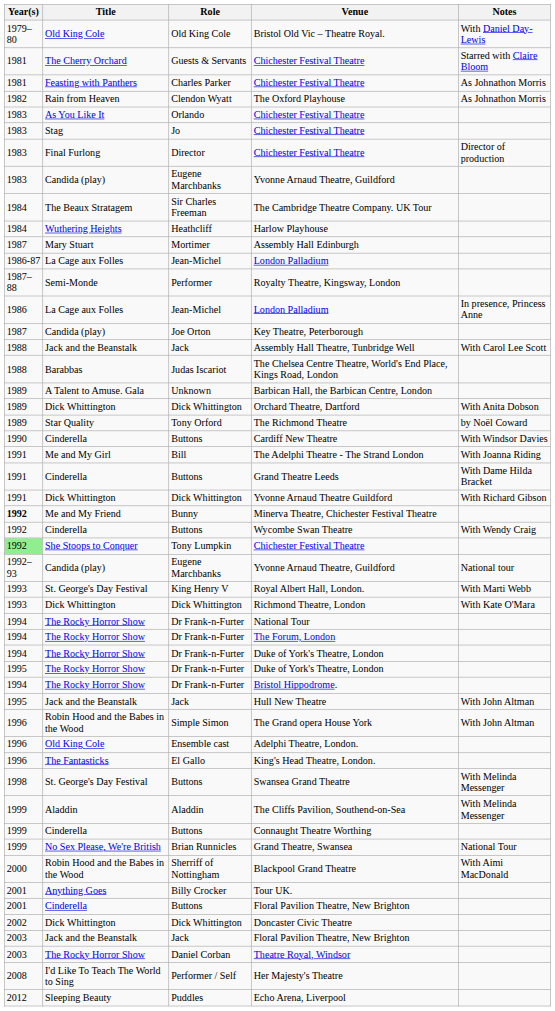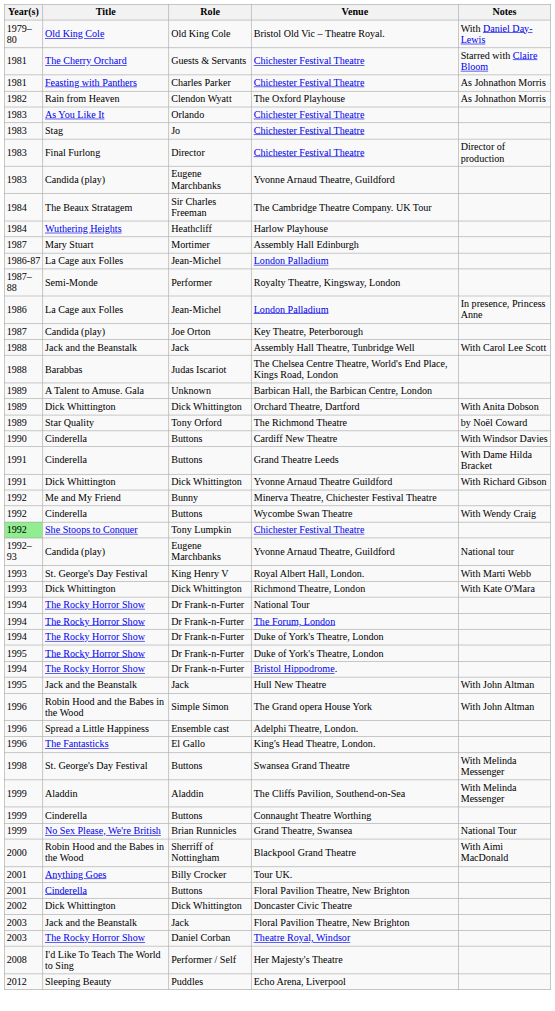- row: (179, 454)
(17, 514) bold -> (17, 498) normal
(75, 744) Old King Cole -> (97, 728) Spread a Little Happiness
